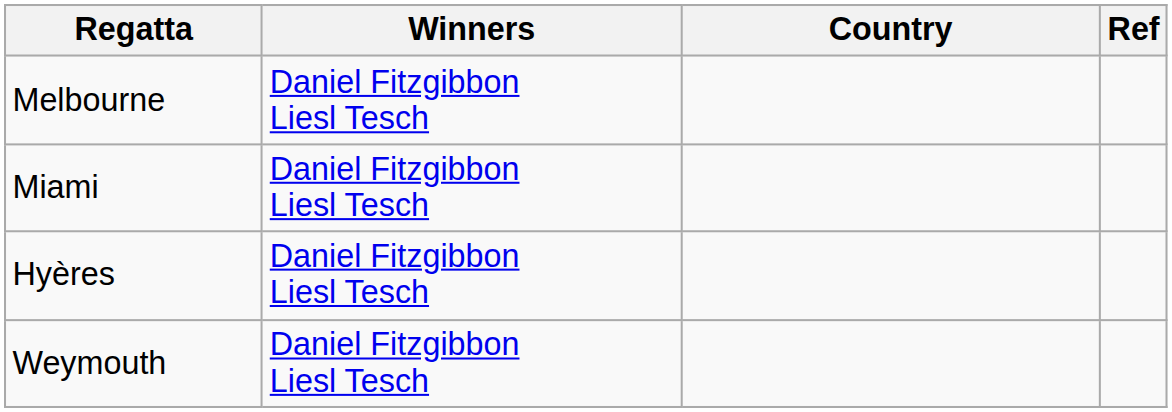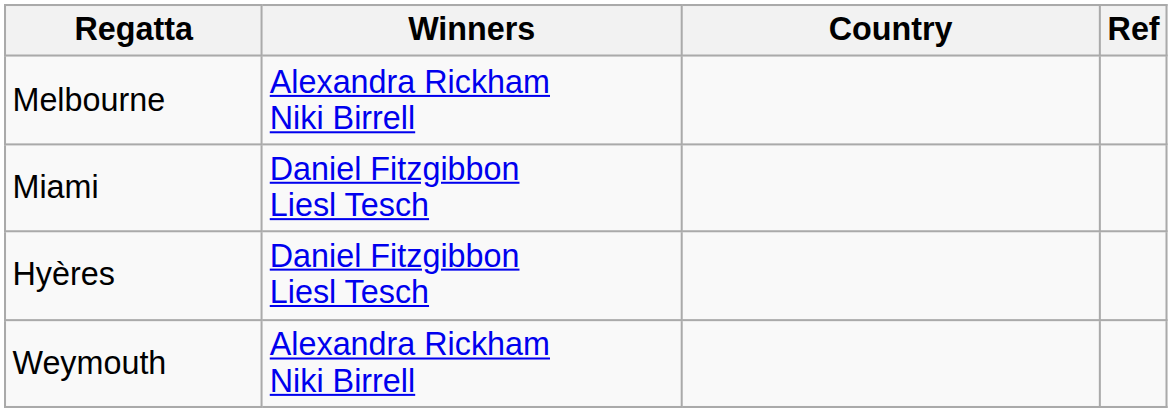(395, 99) Daniel Fitzgibbon Liesl Tesch -> (410, 99) Alexandra Rickham Niki Birrell
(395, 362) Daniel Fitzgibbon Liesl Tesch -> (410, 362) Alexandra Rickham Niki Birrell
